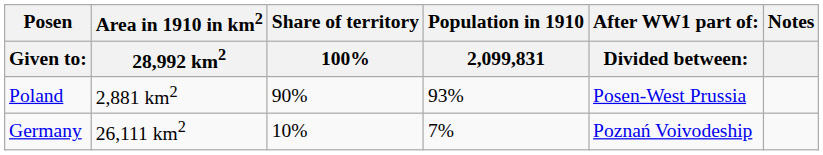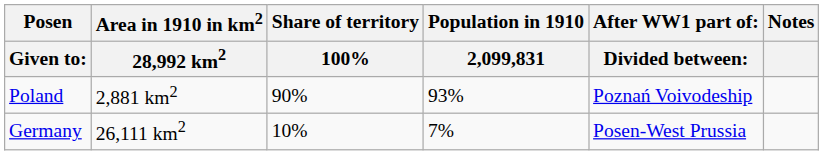(670, 95) Posen-West Prussia -> (673, 95) Poznań Voivodeship
(673, 131) Poznań Voivodeship -> (670, 131) Posen-West Prussia
